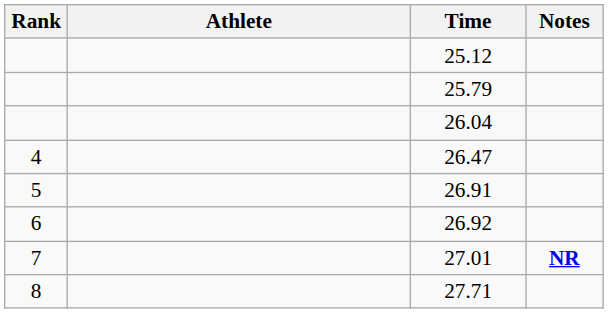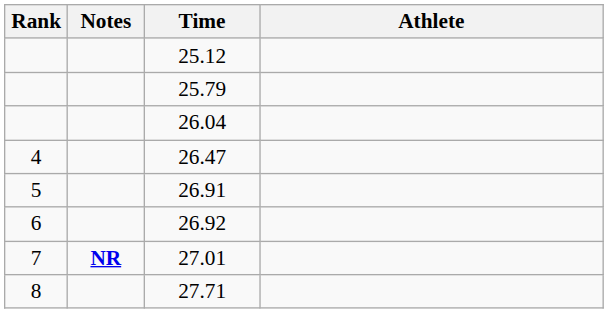columns swapped: (239, 21) <-> (564, 21)
